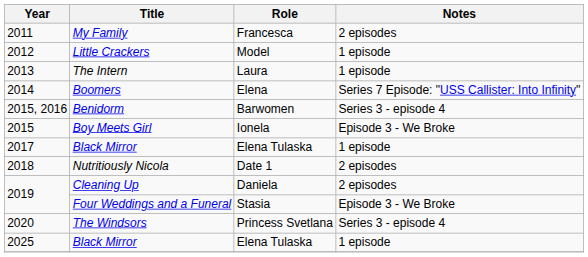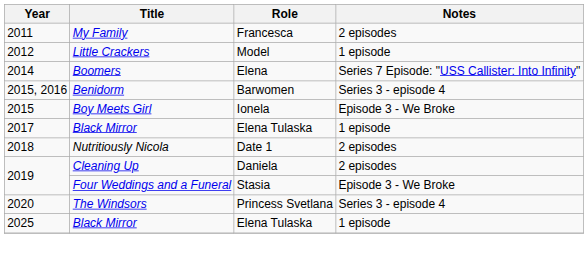- row: (20, 71)
